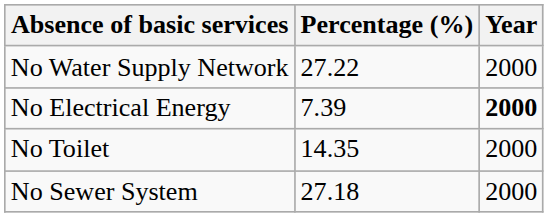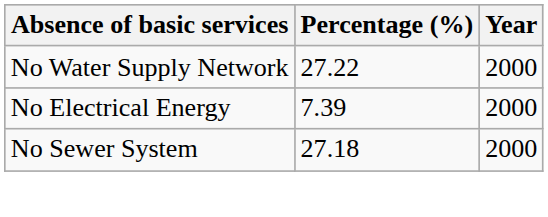(511, 107) bold -> (511, 107) normal
- row: (60, 149)
